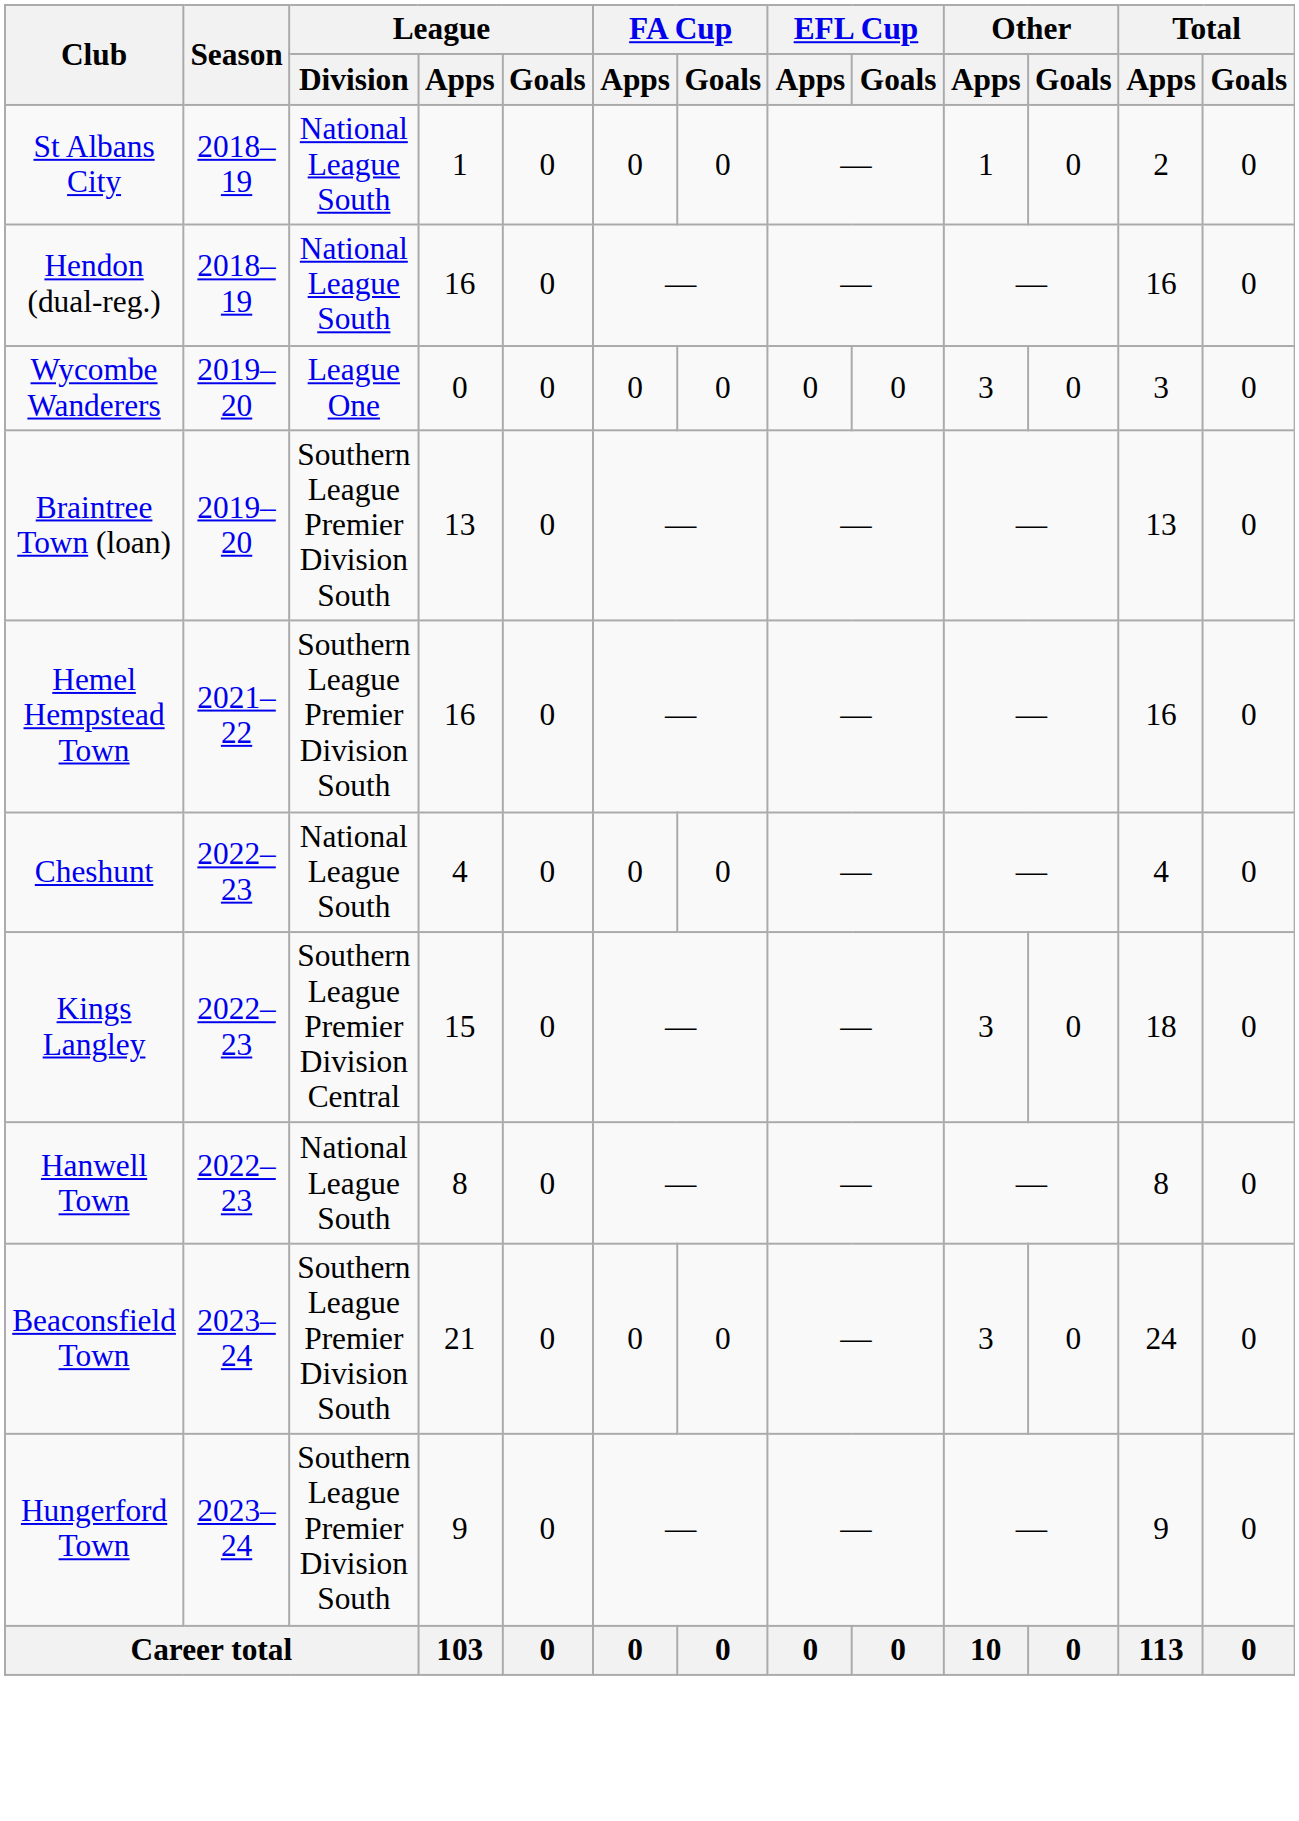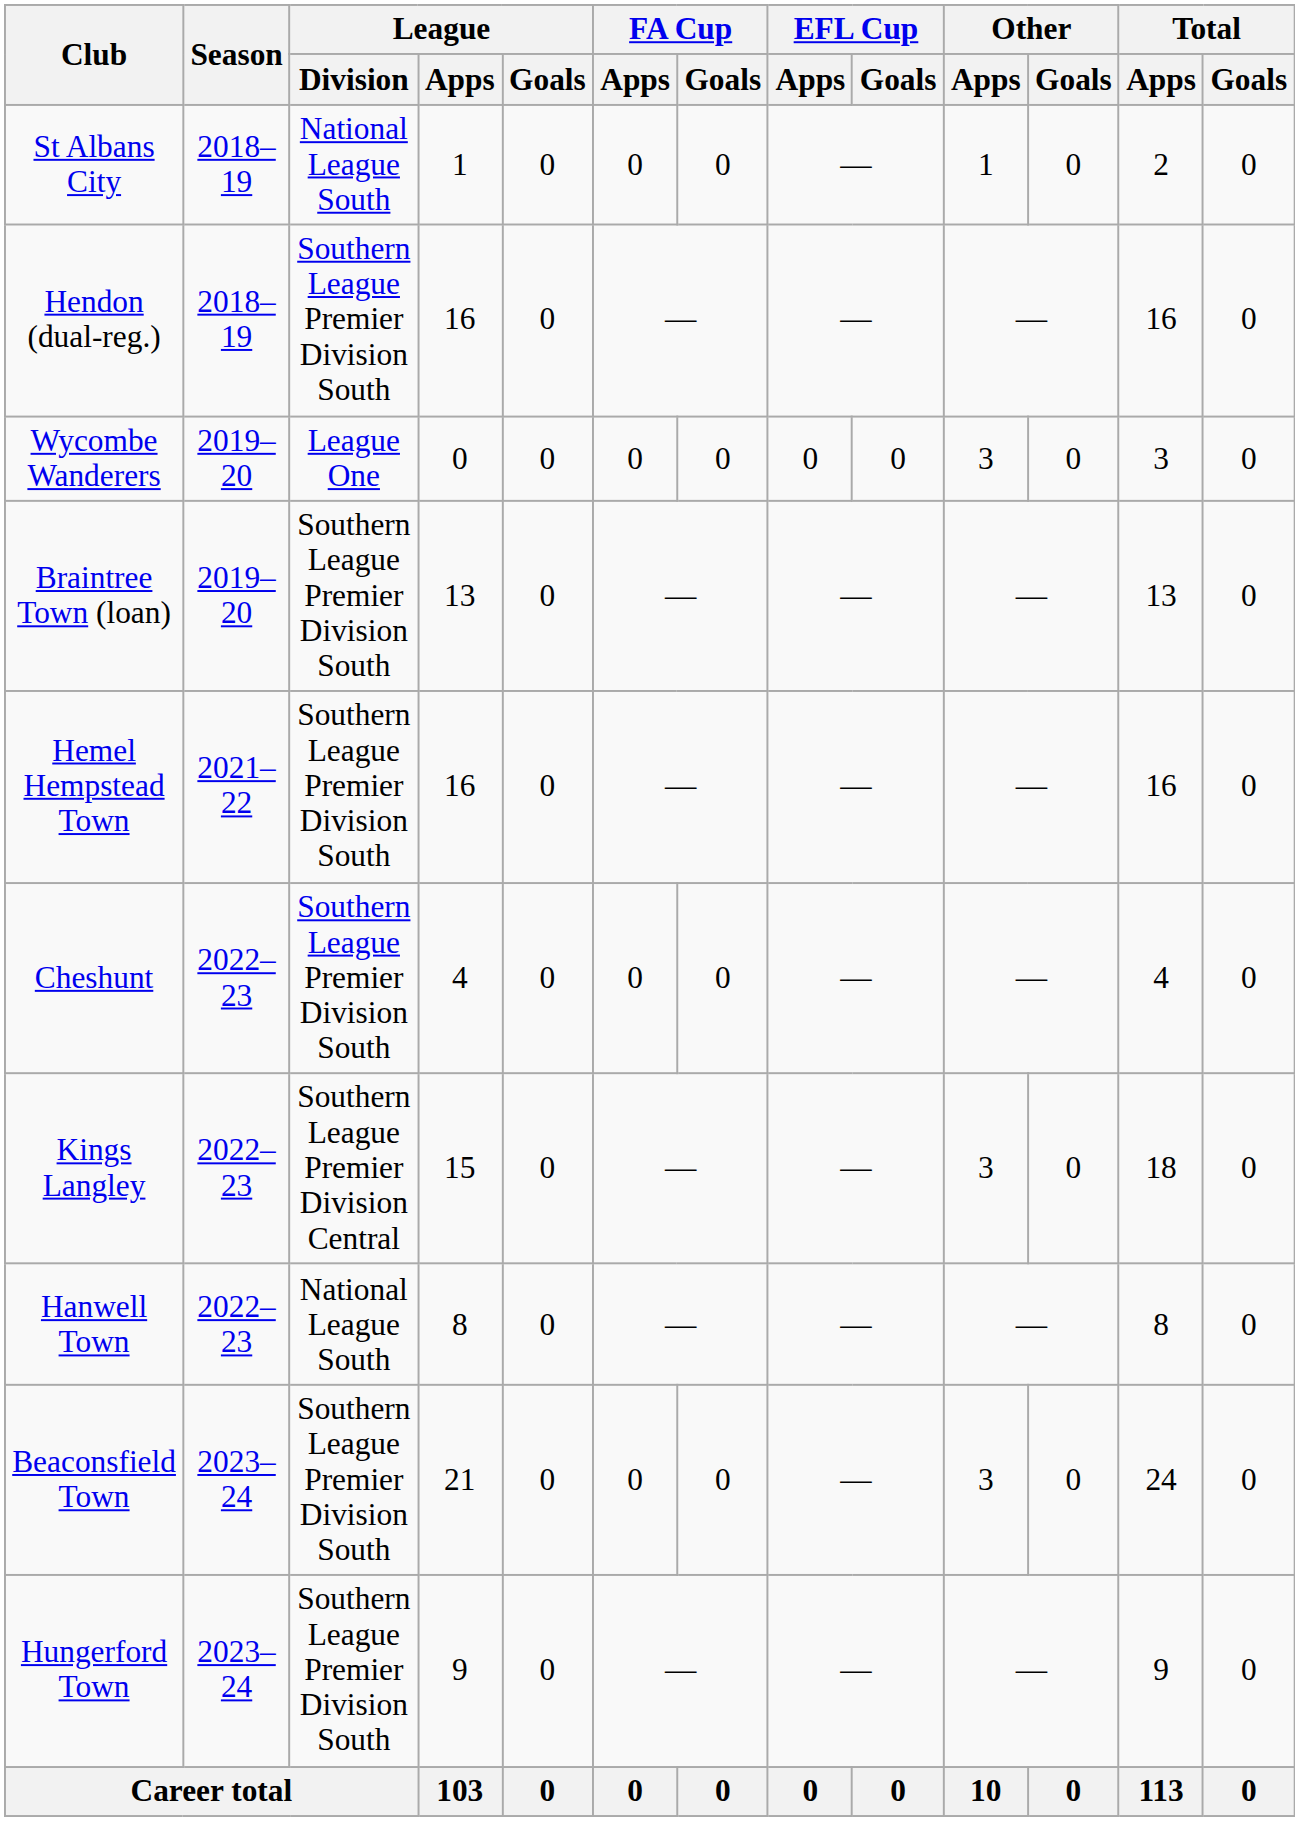(354, 284) National League South -> (354, 319) Southern League Premier Division South
(354, 871) National League South -> (354, 977) Southern League Premier Division South
